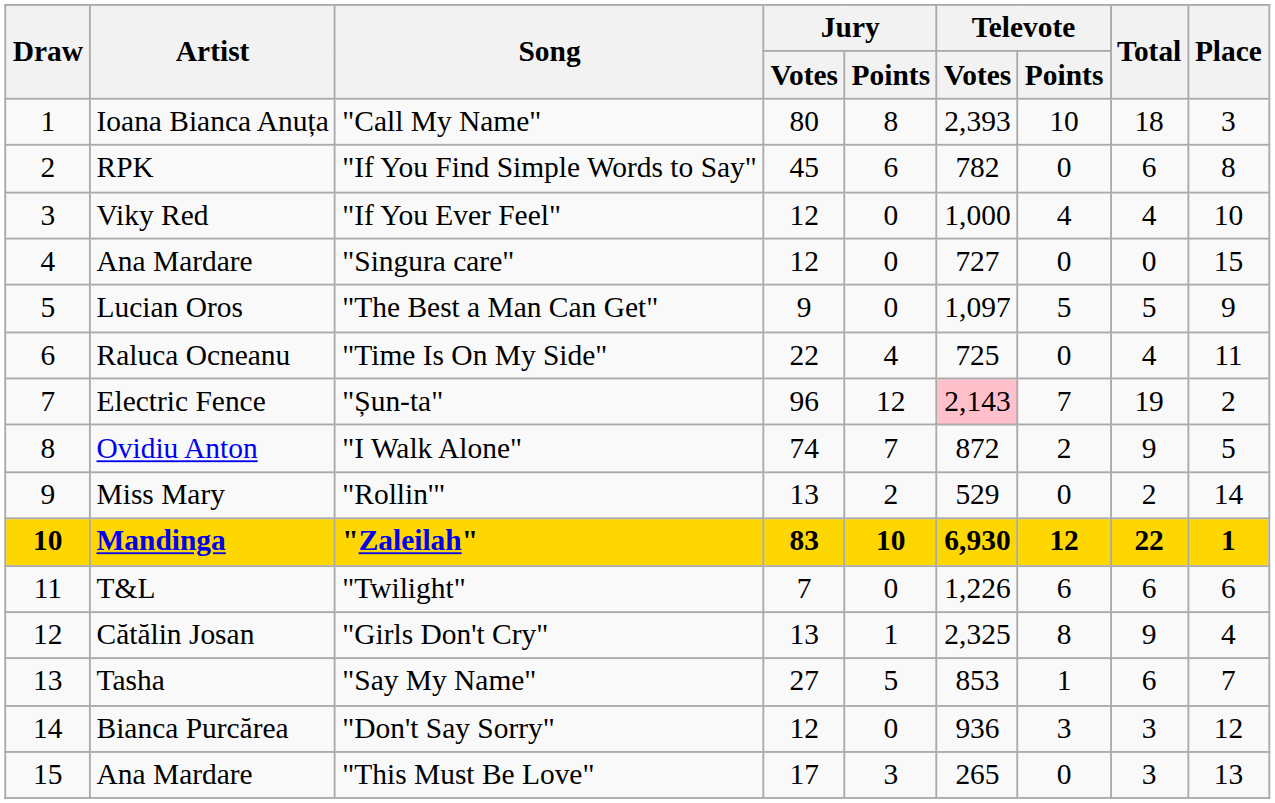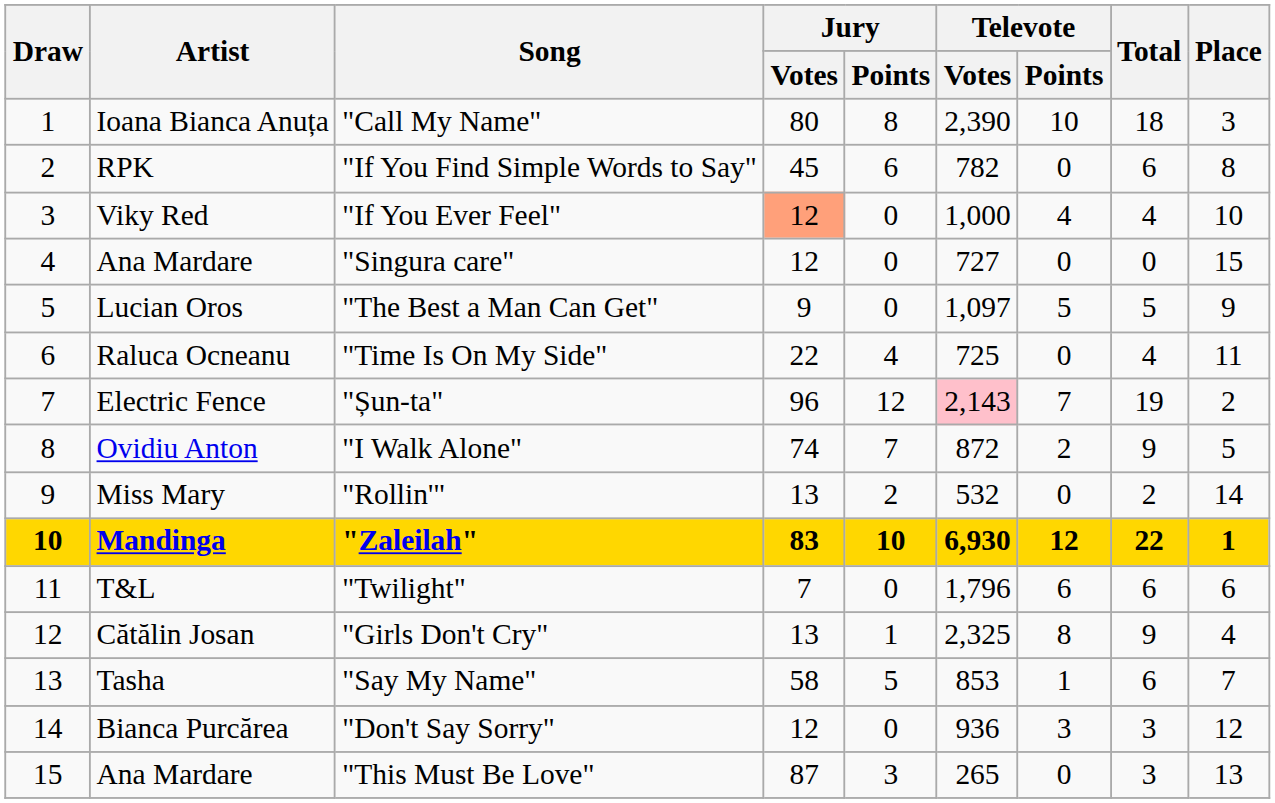(977, 121) 2,393 -> (977, 121) 2,390
(804, 214) no background -> (804, 214) lightsalmon background
(977, 494) 529 -> (977, 494) 532
(977, 588) 1,226 -> (977, 588) 1,796
(804, 681) 27 -> (804, 681) 58
(804, 774) 17 -> (804, 774) 87
